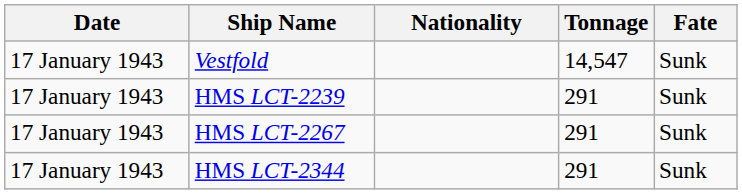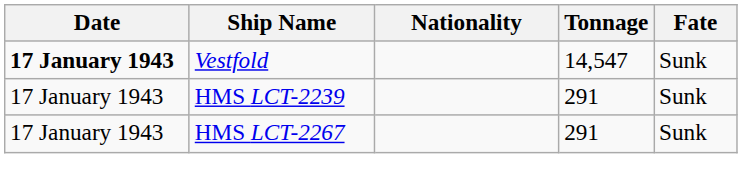(87, 59) normal -> (92, 59) bold
- row: (270, 170)
